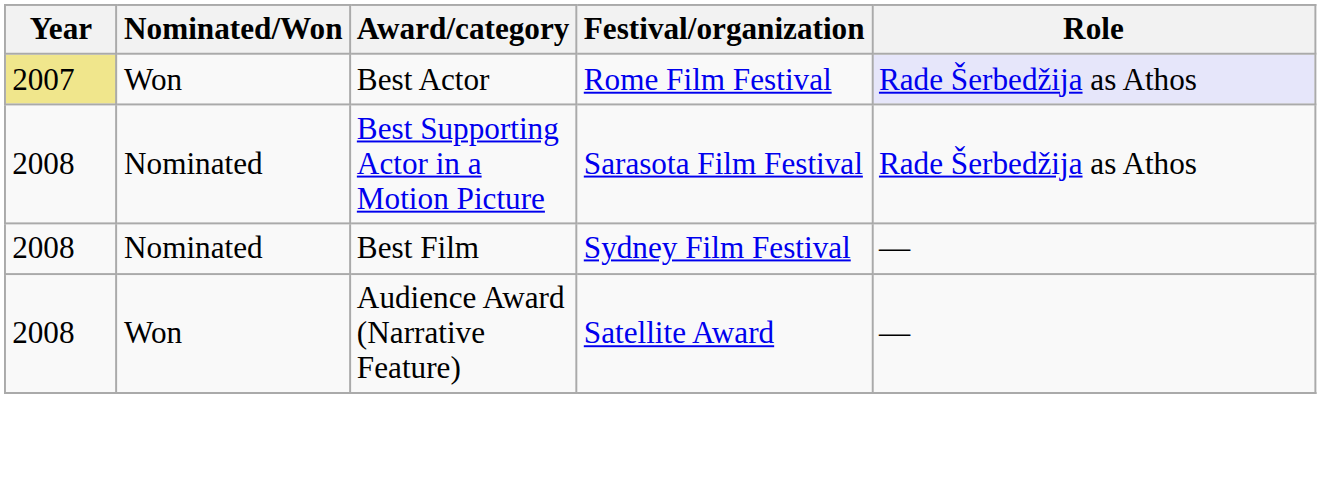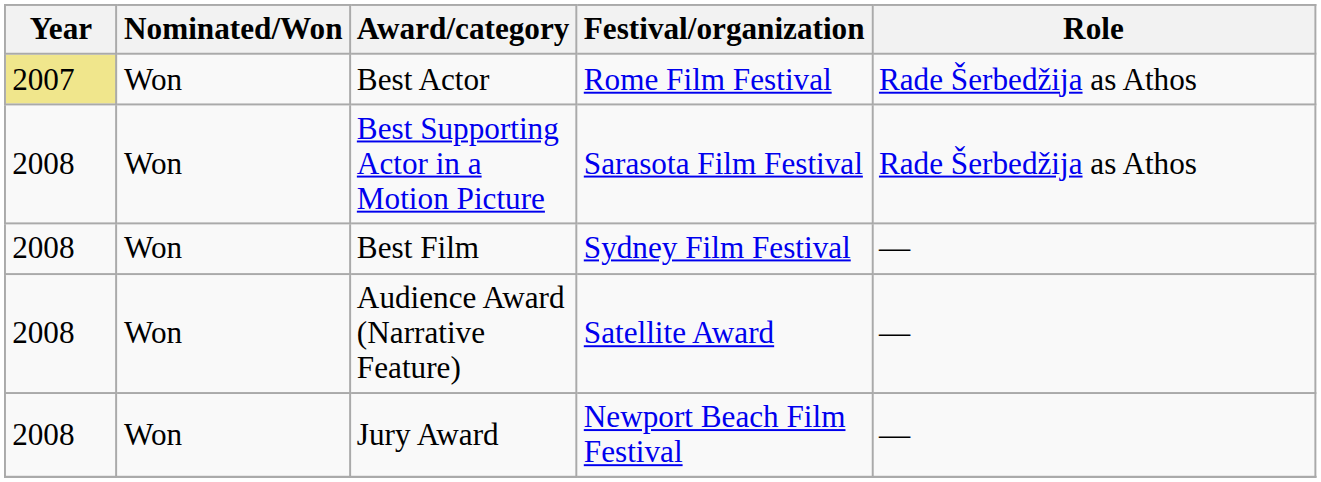(1038, 78) lavender background -> (1038, 78) no background
(193, 163) Nominated -> (153, 163) Won
(193, 247) Nominated -> (153, 247) Won
+ row: (428, 434)
